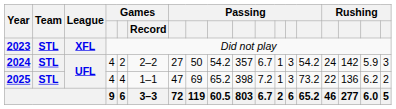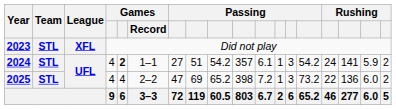(122, 63) normal -> (122, 63) bold
(148, 63) 2–2 -> (148, 63) 1–1
(196, 63) 50 -> (196, 63) 51
(265, 63) 6.7 -> (265, 63) 6.1
(350, 63) 142 -> (350, 63) 141
(386, 63) 3 -> (386, 63) 2
(148, 79) 1–1 -> (148, 79) 2–2
(371, 79) 6.2 -> (371, 79) 6.0
